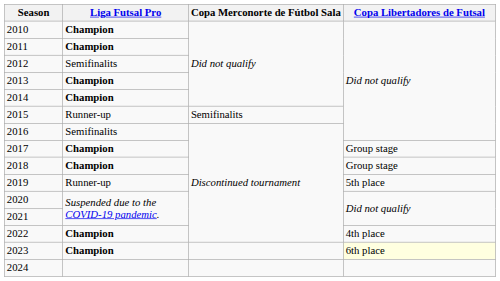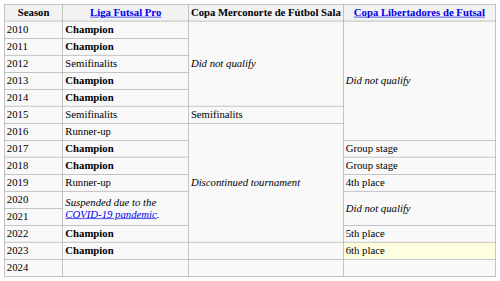(88, 115) Runner-up -> (91, 115) Semifinalits
(91, 132) Semifinalits -> (88, 132) Runner-up
(365, 183) 5th place -> (365, 183) 4th place
(365, 234) 4th place -> (365, 234) 5th place
